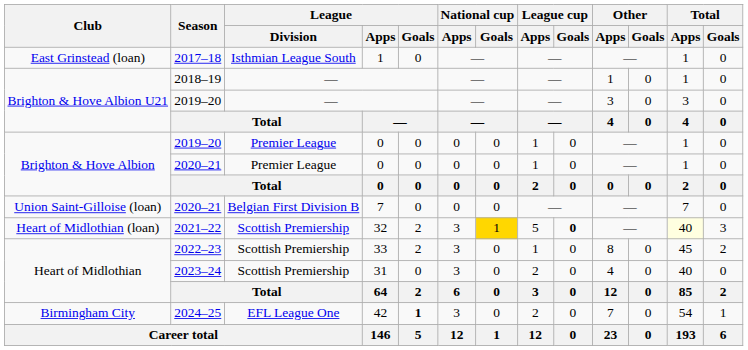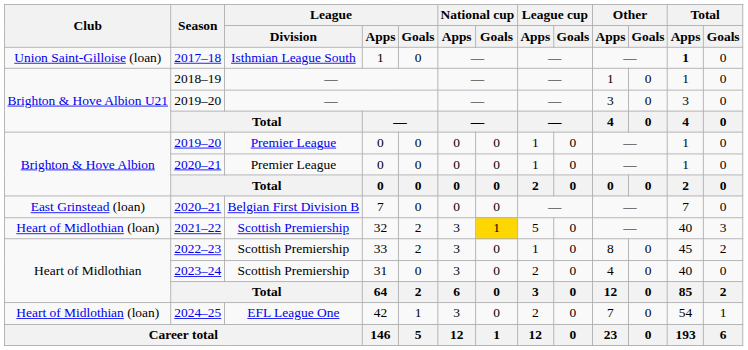(88, 57) East Grinstead (loan) -> (88, 57) Union Saint-Gilloise (loan)
(686, 57) normal -> (686, 57) bold
(88, 206) Union Saint-Gilloise (loan) -> (88, 206) East Grinstead (loan)
(573, 228) bold -> (573, 228) normal
(686, 228) lightyellow background -> (686, 228) no background
(88, 313) Birmingham City -> (88, 313) Heart of Midlothian (loan)
(418, 313) bold -> (418, 313) normal
